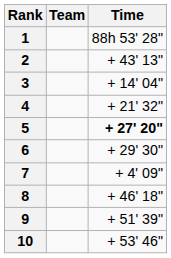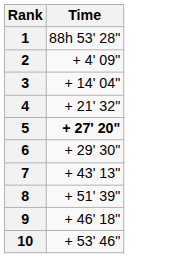- column: (67, 15)
(135, 60) + 43' 13" -> (96, 60) + 4' 09"
(139, 173) + 4' 09" -> (92, 173) + 43' 13"
(135, 196) + 46' 18" -> (92, 196) + 51' 39"
(135, 219) + 51' 39" -> (92, 219) + 46' 18"
